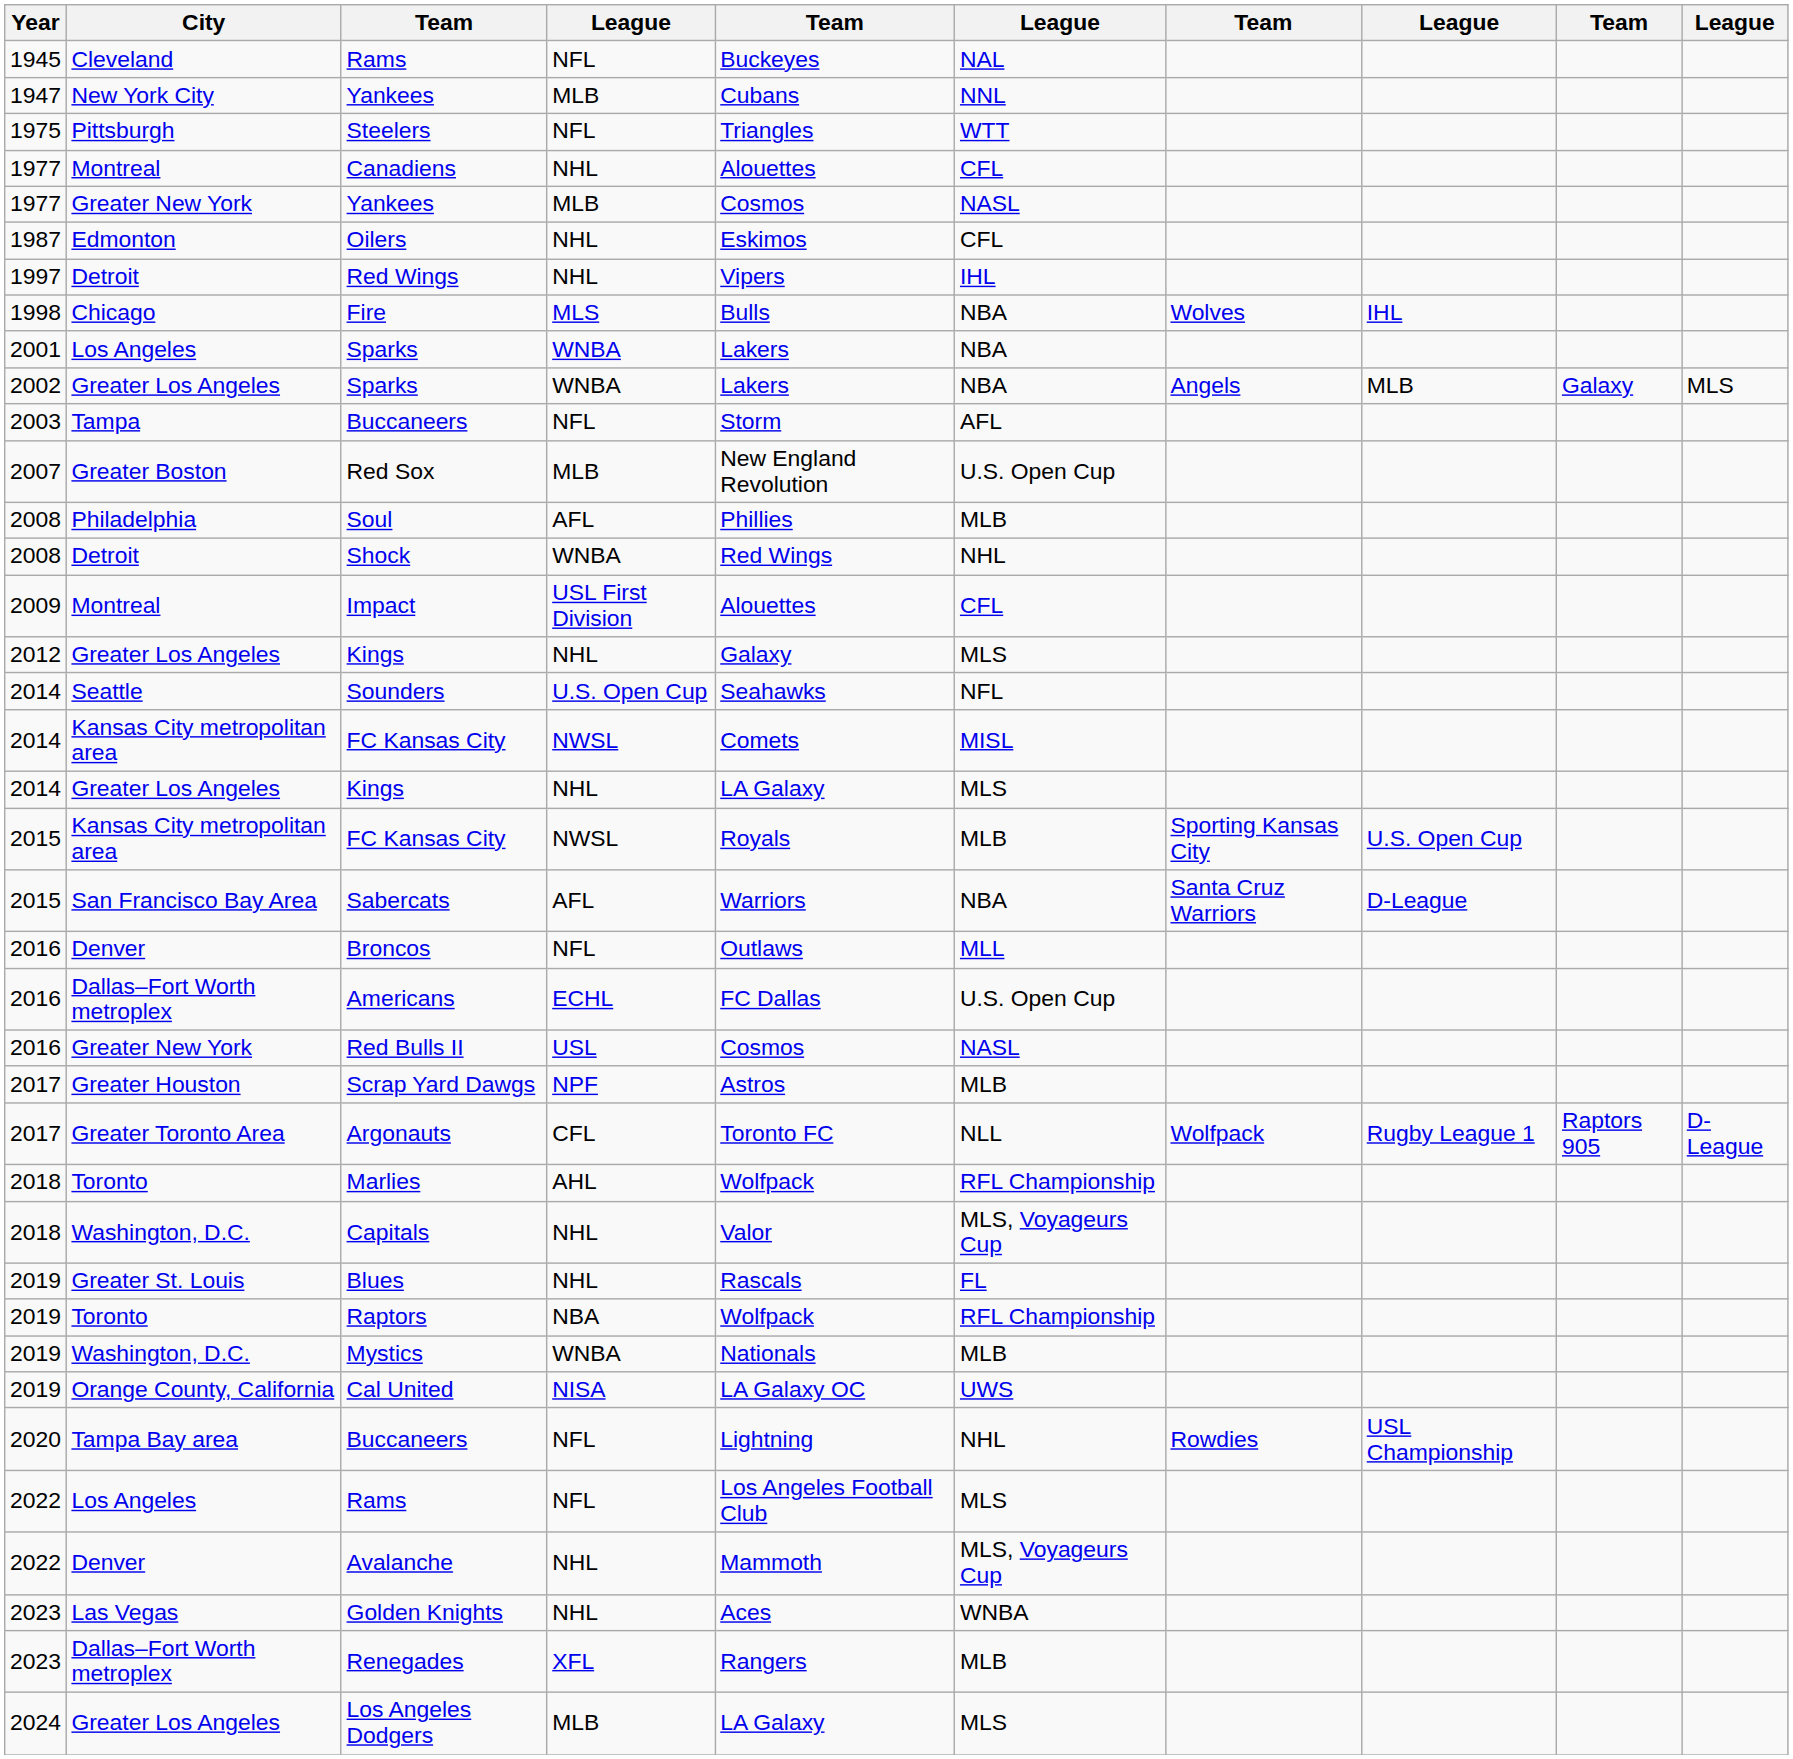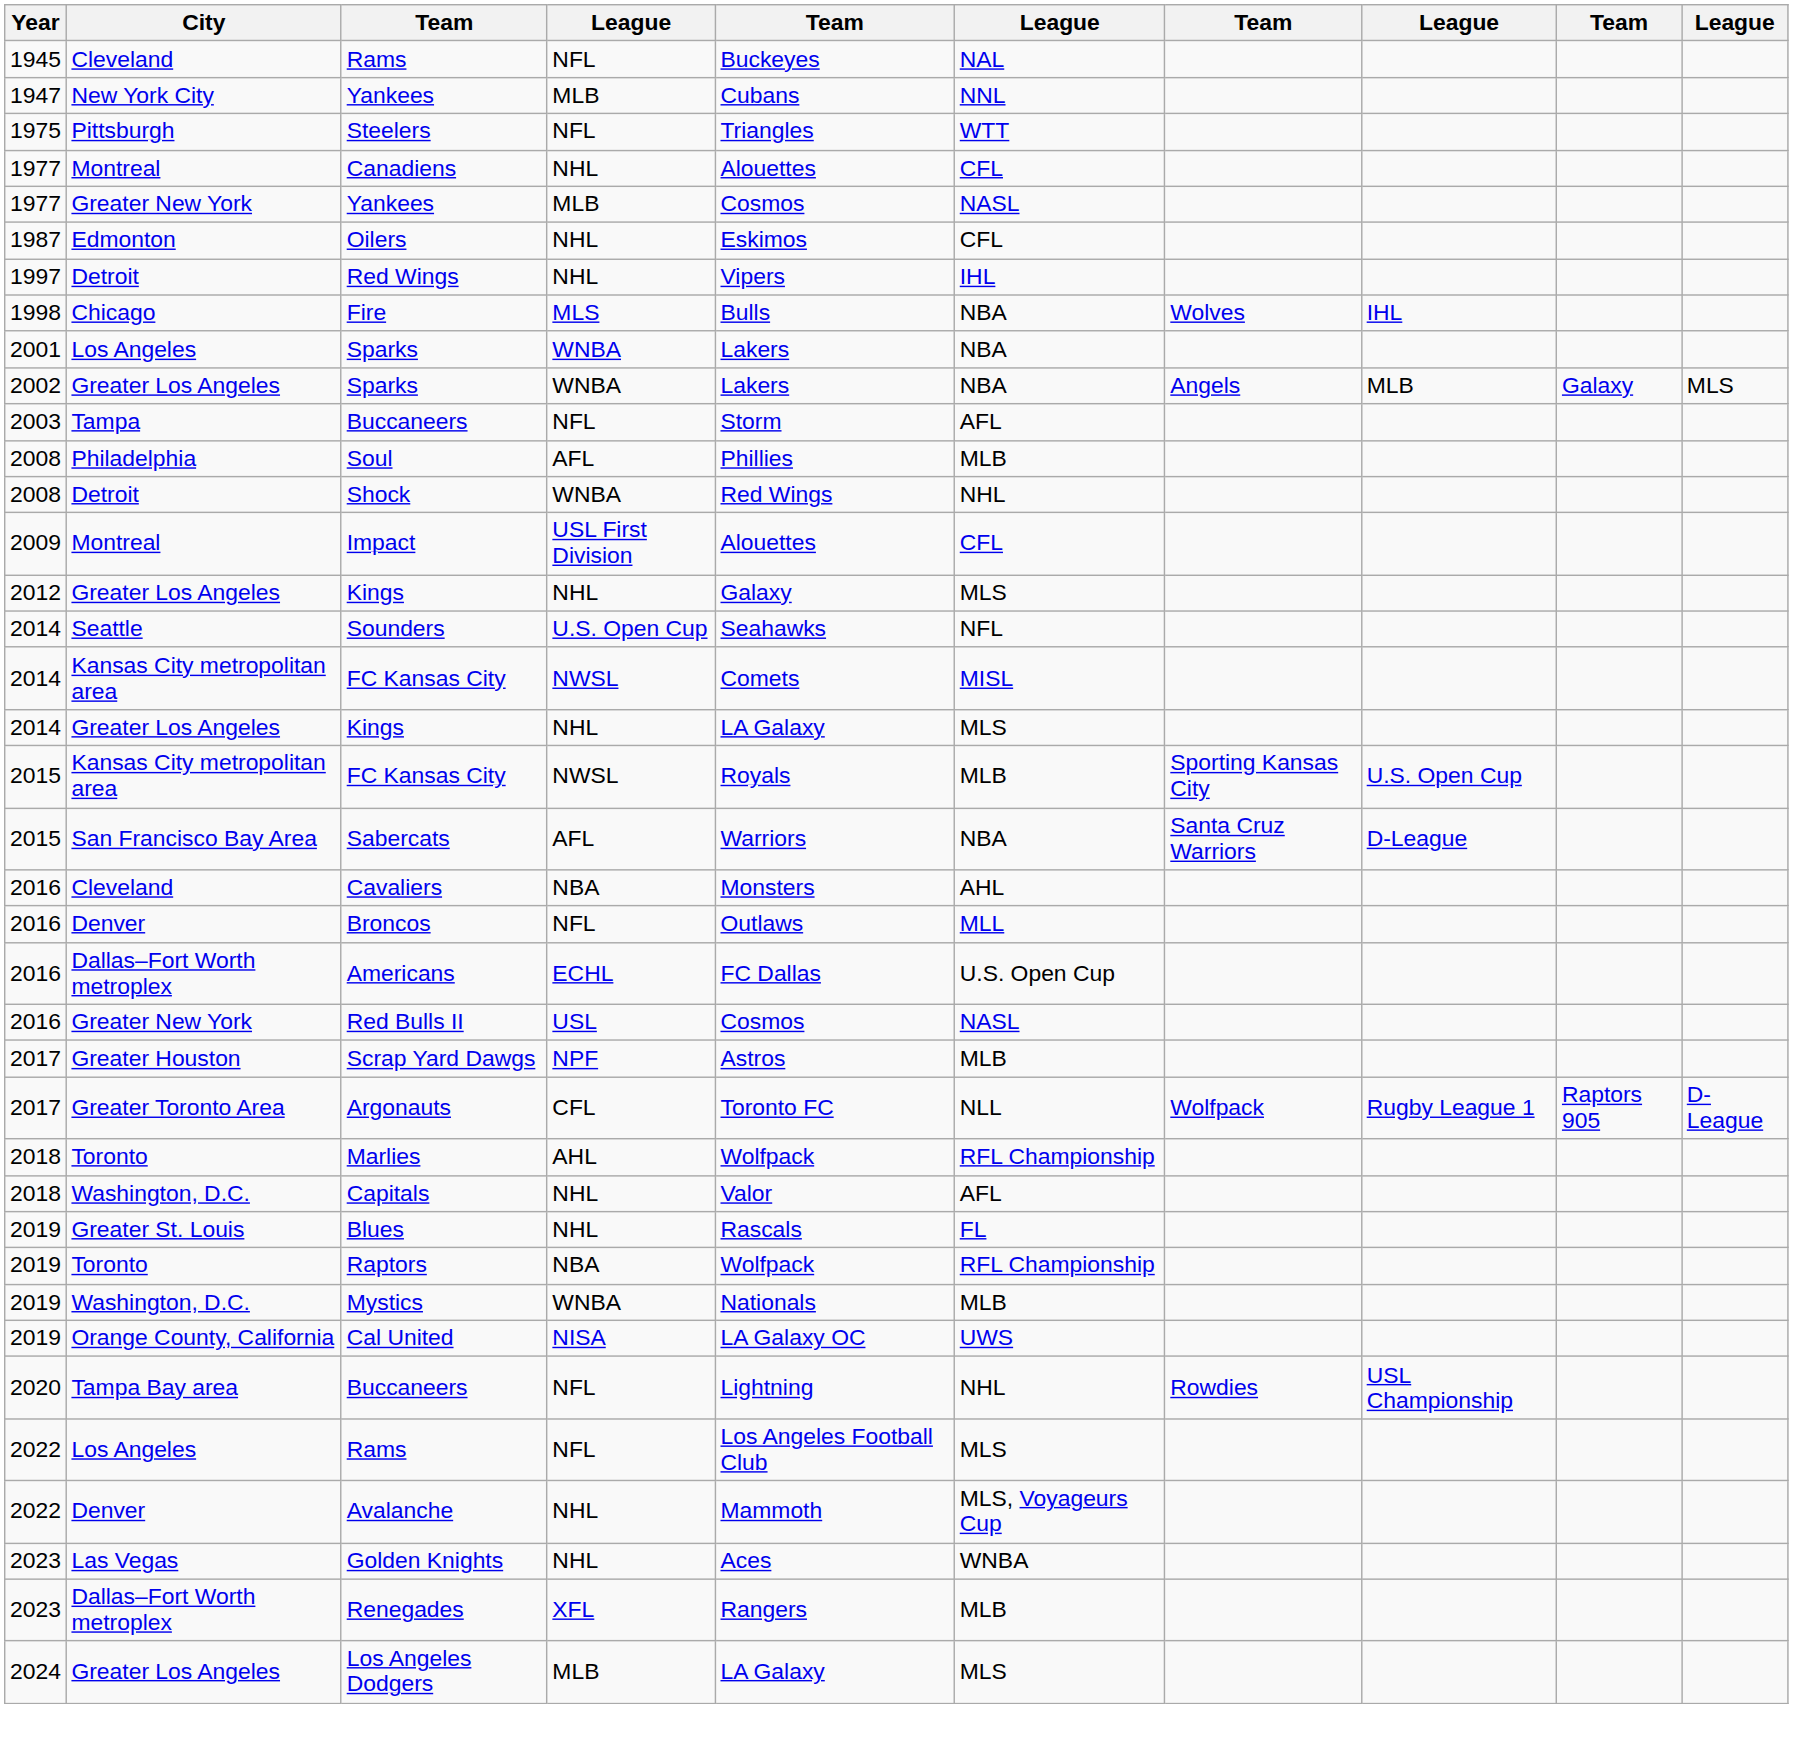- row: (35, 470)
+ row: (35, 887)
(1044, 1231) MLS, Voyageurs Cup -> (981, 1193) AFL
